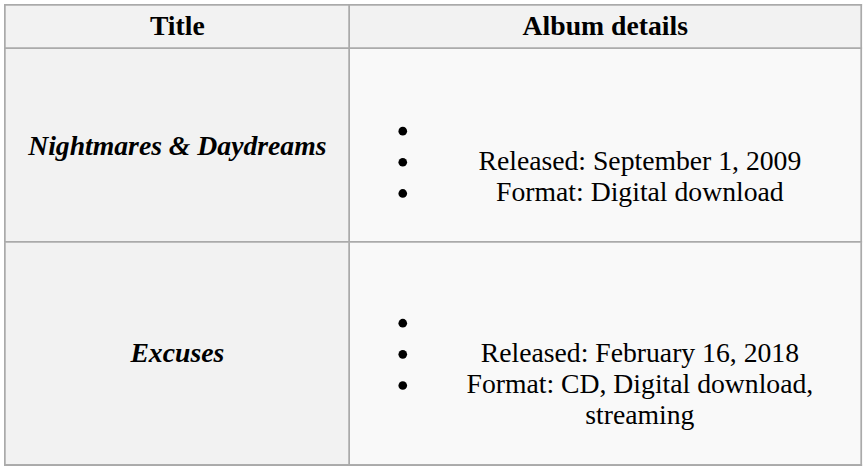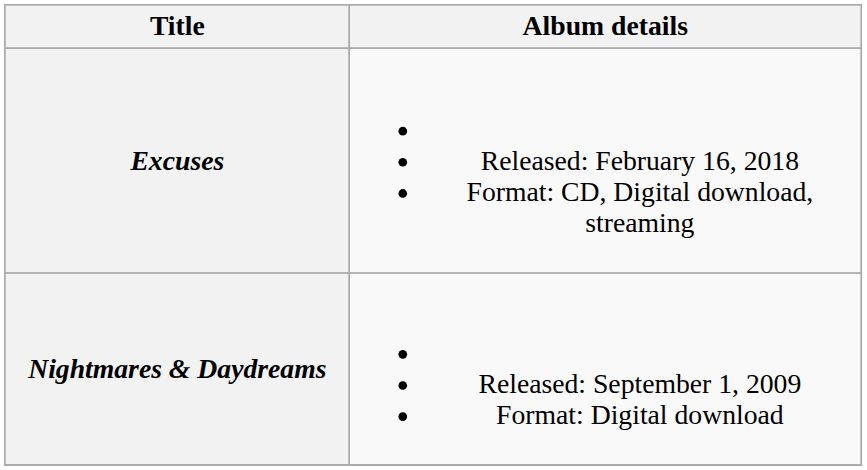rows swapped: (177, 144) <-> (177, 352)
